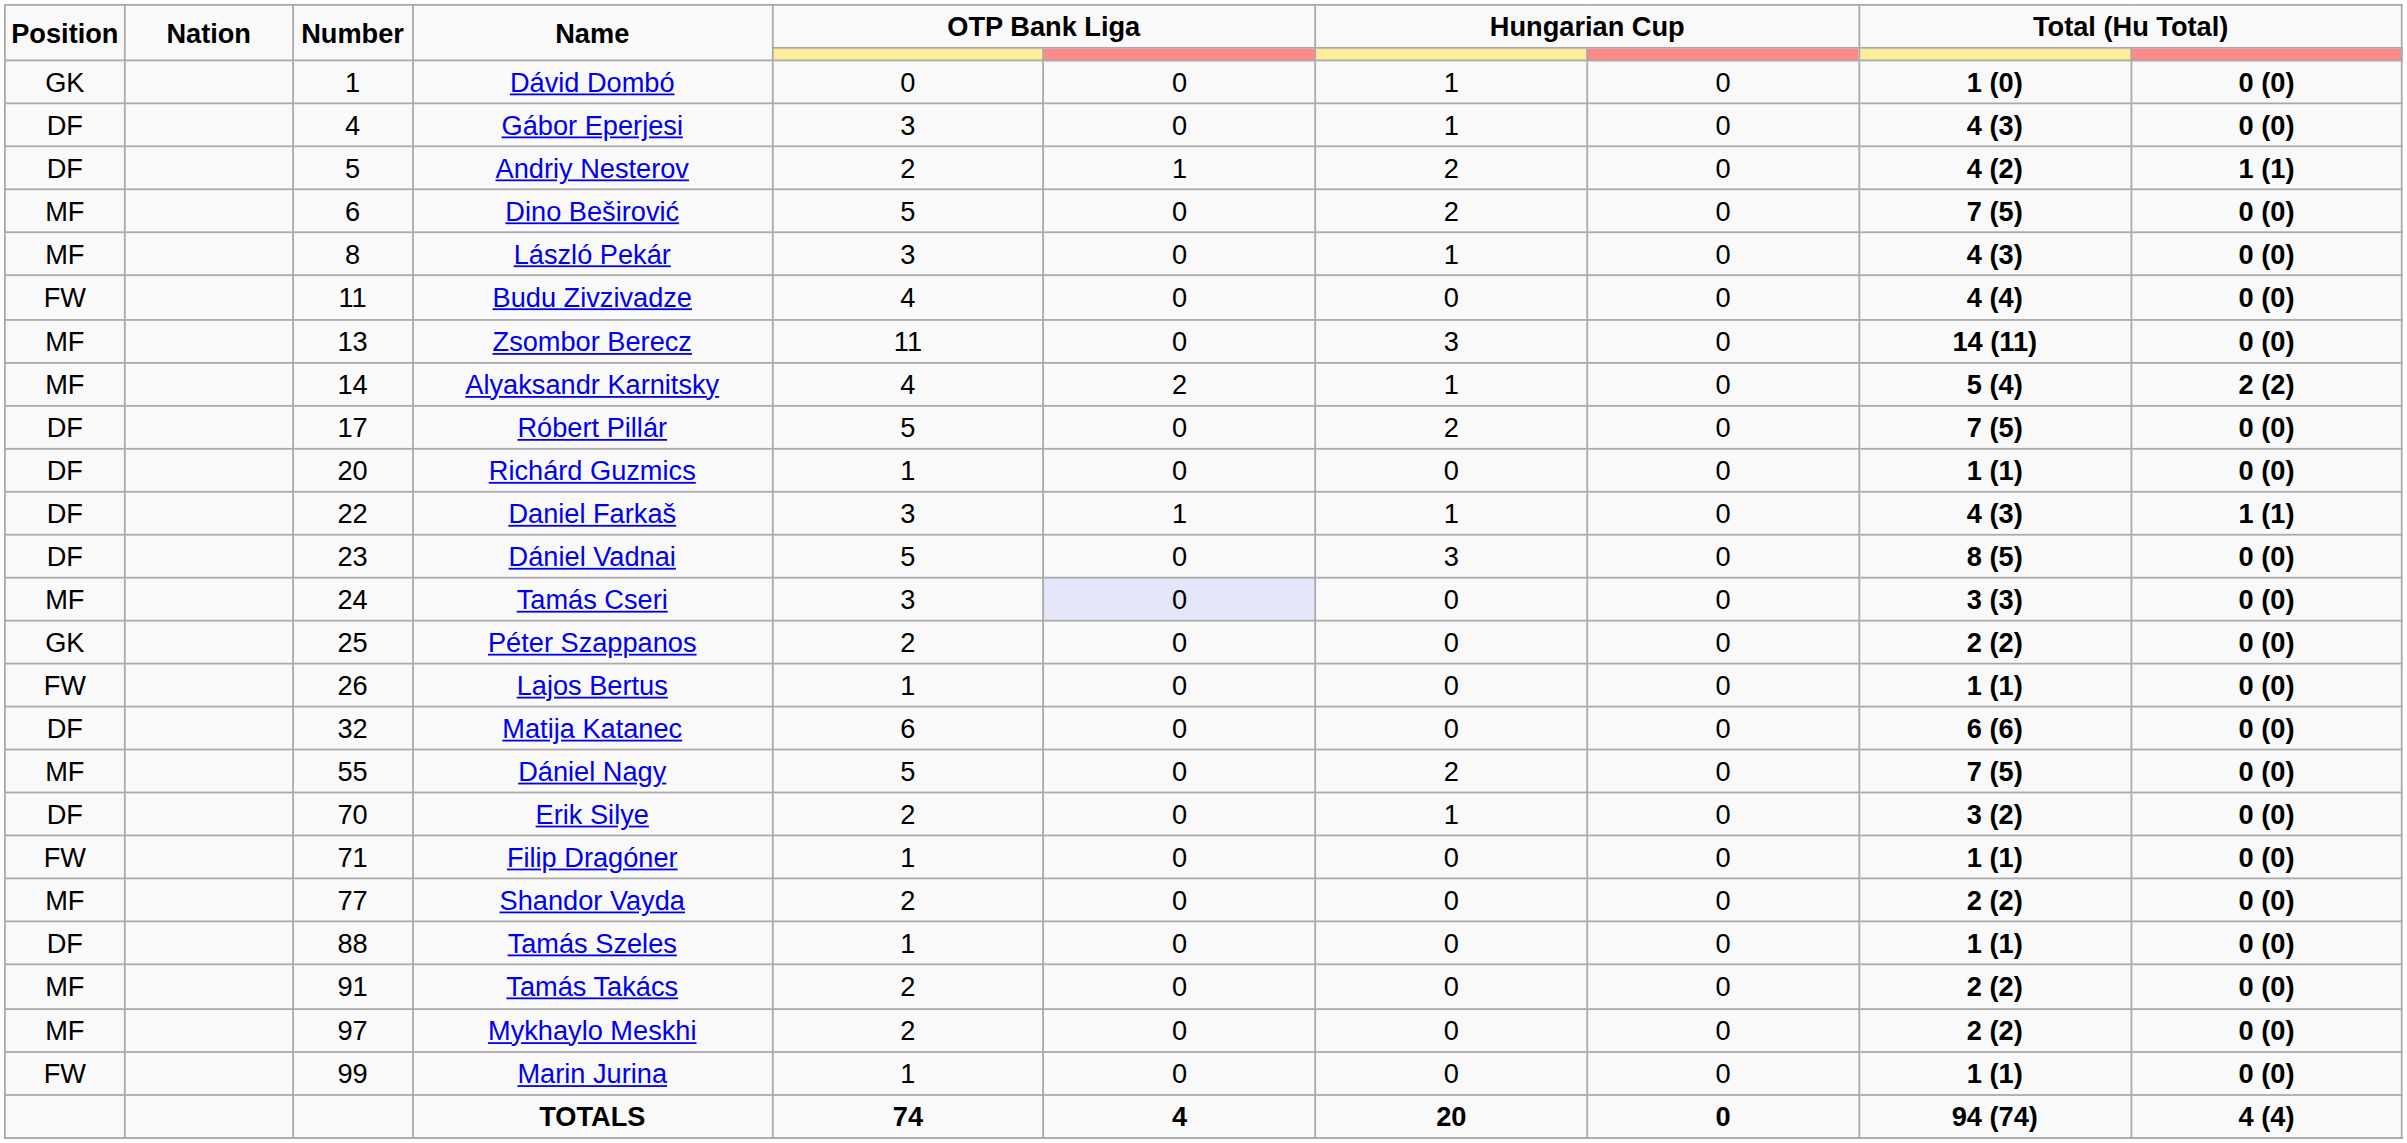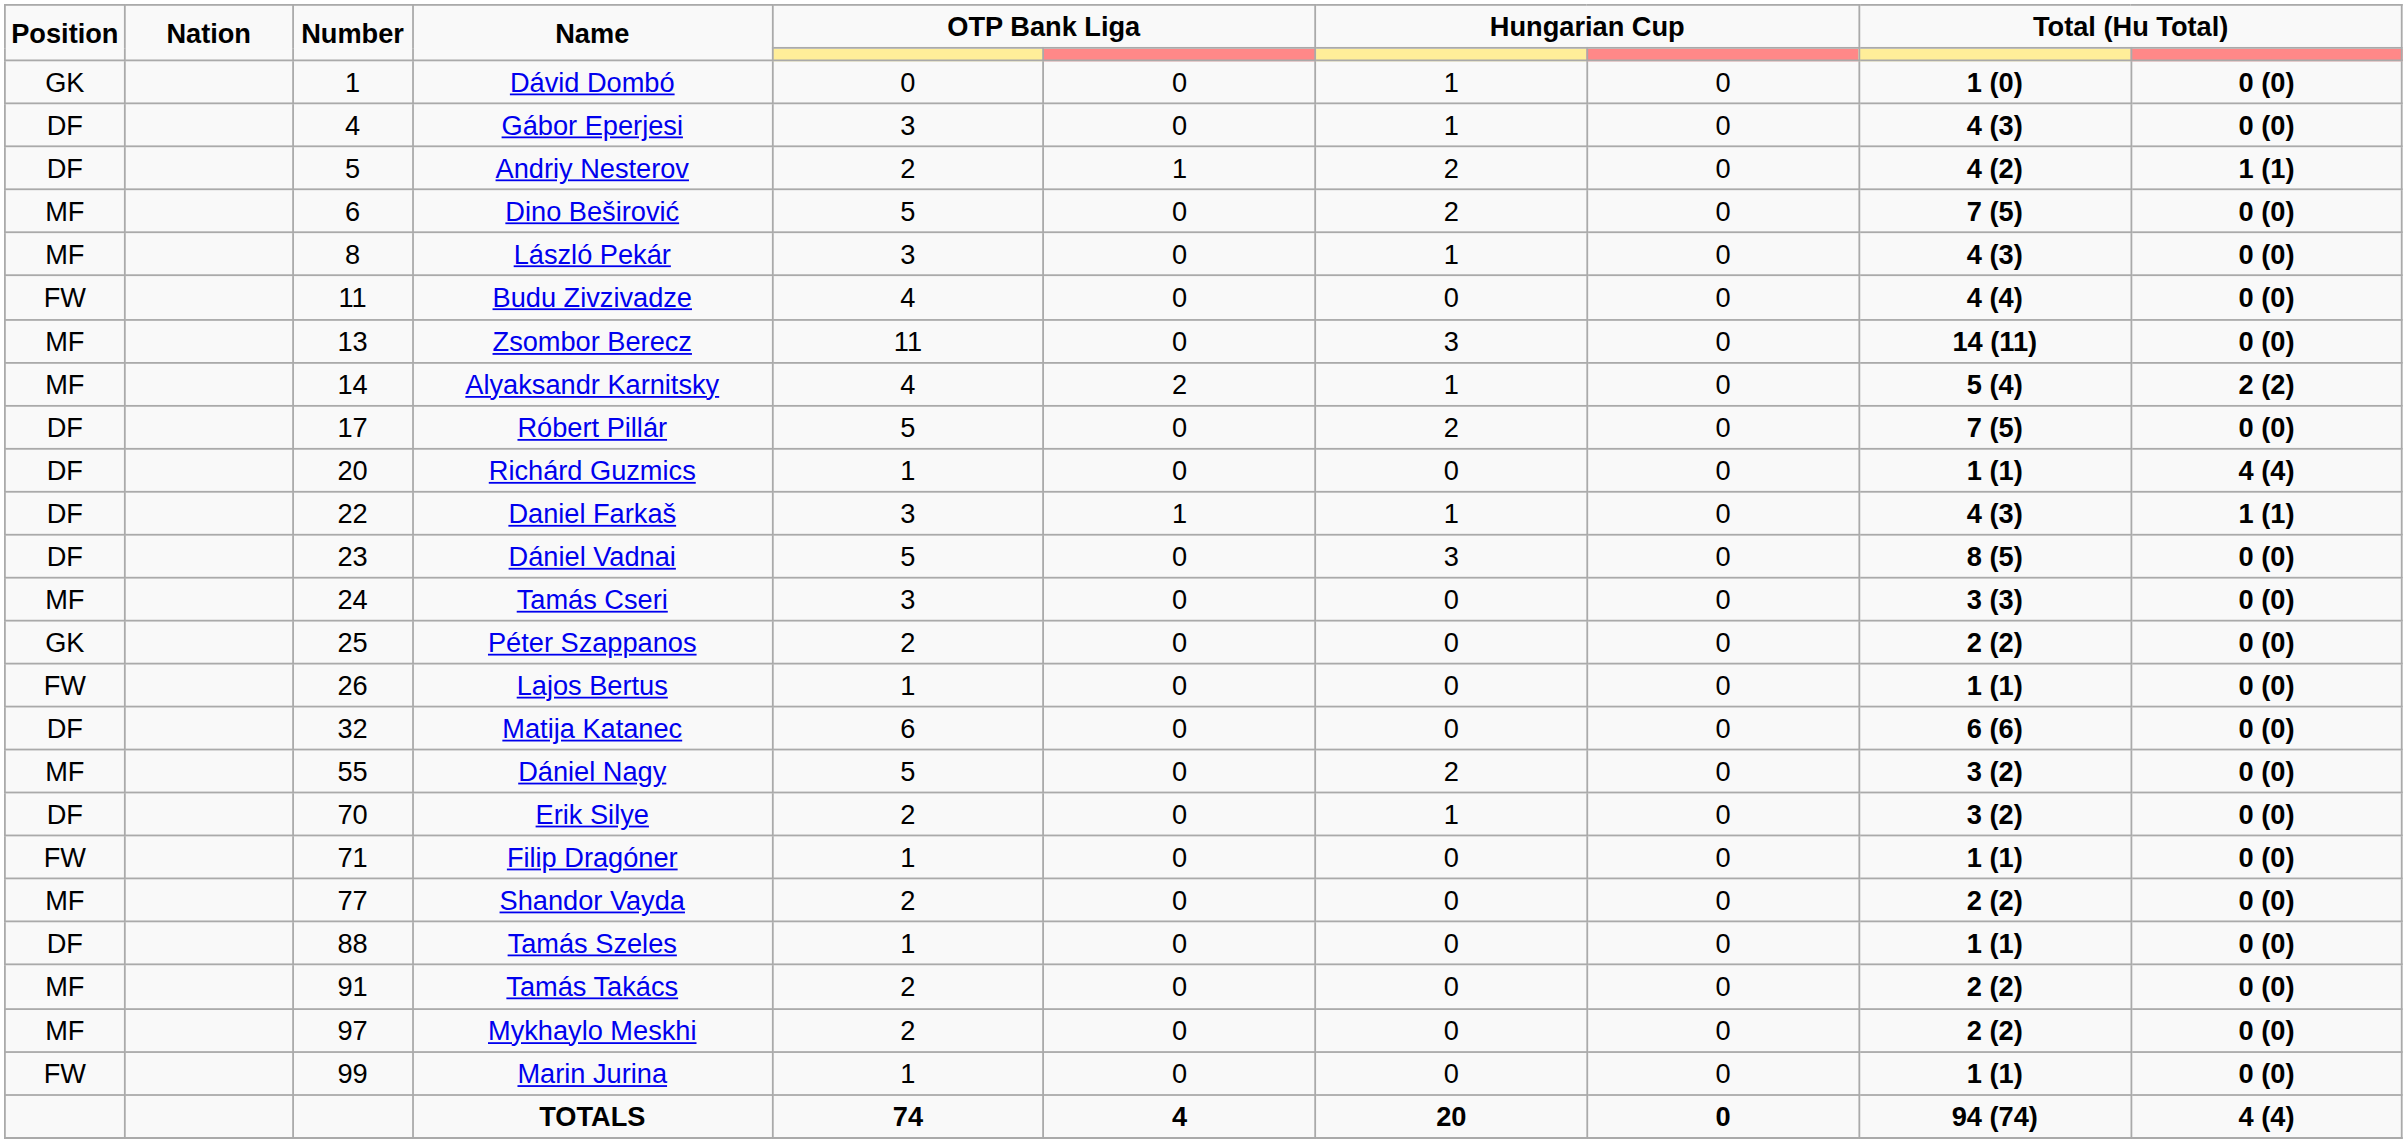(2267, 470) 0 (0) -> (2267, 470) 4 (4)
(1180, 599) lavender background -> (1180, 599) no background
(1995, 771) 7 (5) -> (1995, 771) 3 (2)
